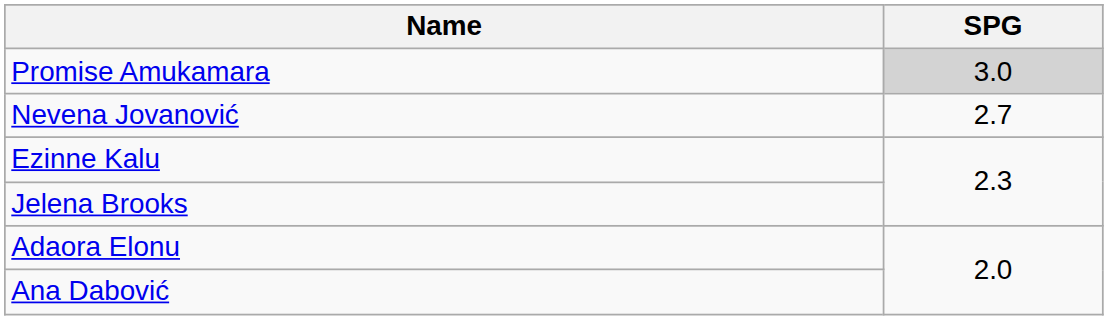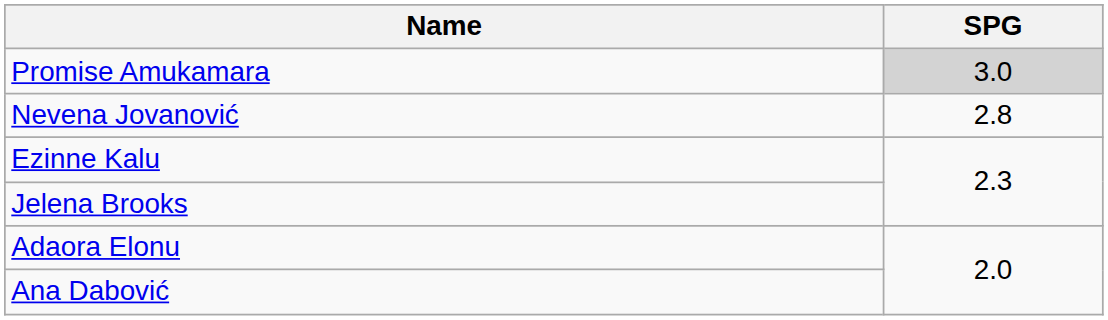(993, 114) 2.7 -> (993, 114) 2.8
